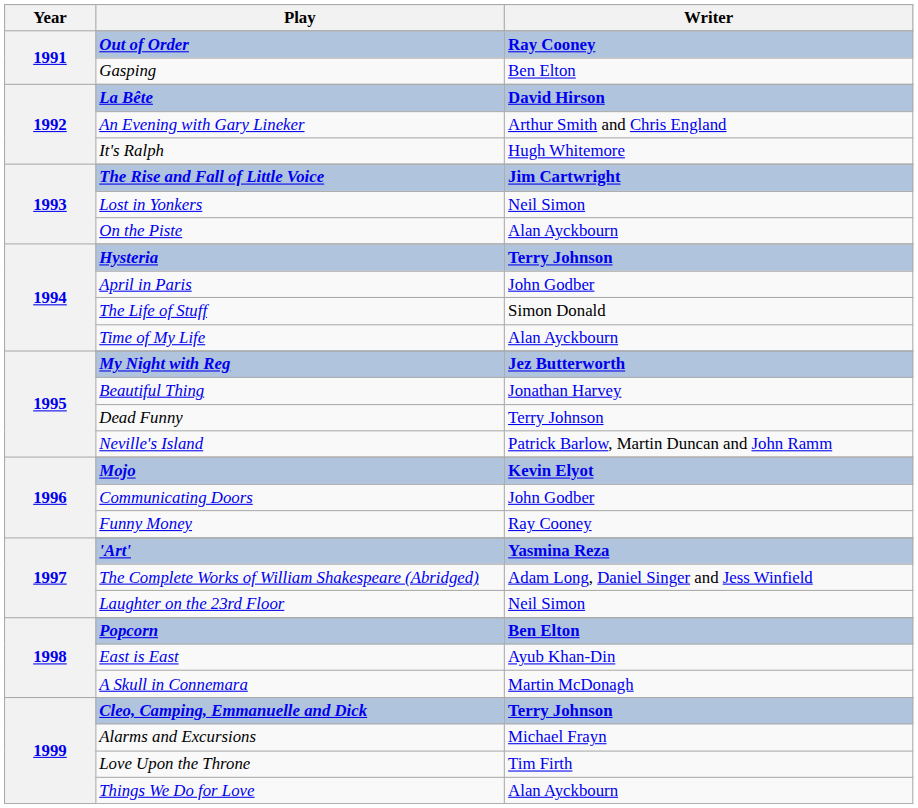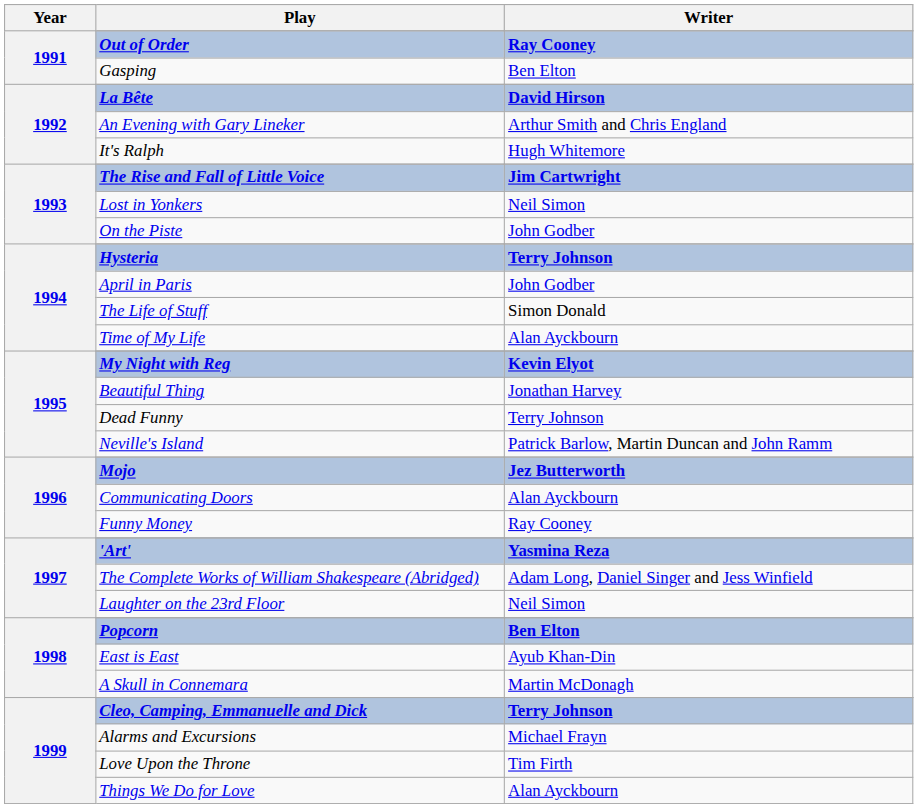(563, 230) Alan Ayckbourn -> (551, 230) John Godber
(567, 364) Jez Butterworth -> (551, 364) Kevin Elyot
(551, 470) Kevin Elyot -> (567, 470) Jez Butterworth
(551, 497) John Godber -> (563, 497) Alan Ayckbourn
